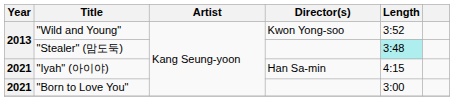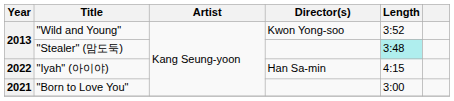(19, 68) 2021 -> (19, 68) 2022
